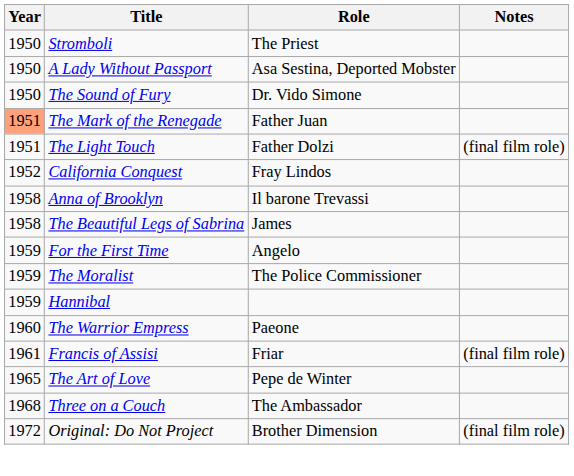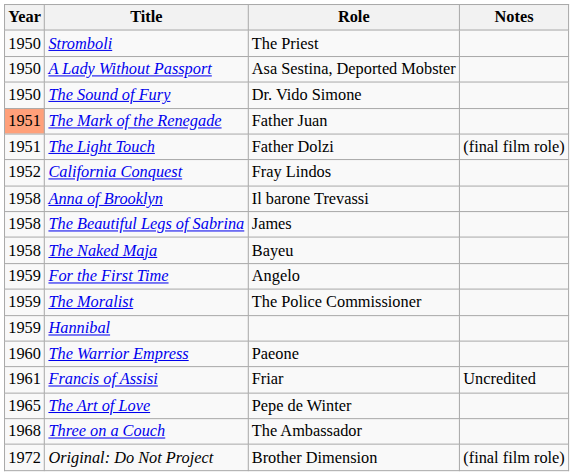+ row: (103, 250)
(514, 353) (final film role) -> (500, 379) Uncredited
